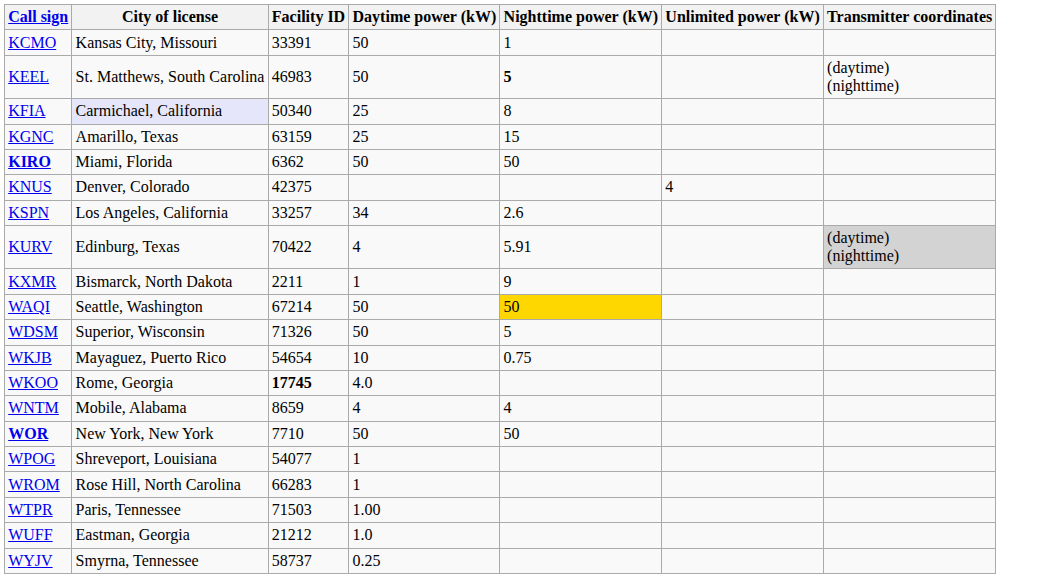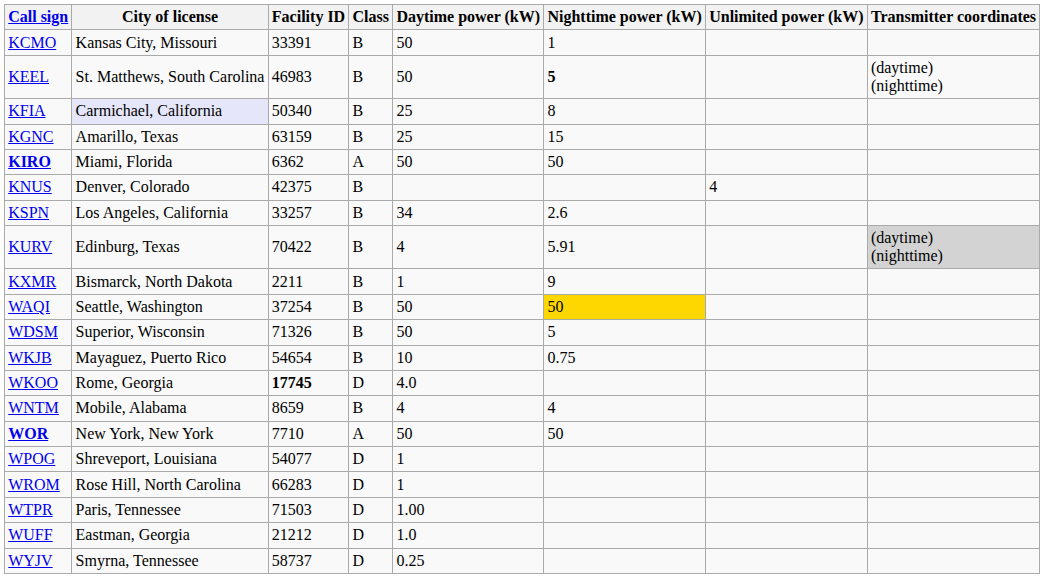+ column: (371, 17)
(292, 306) 67214 -> (292, 306) 37254
